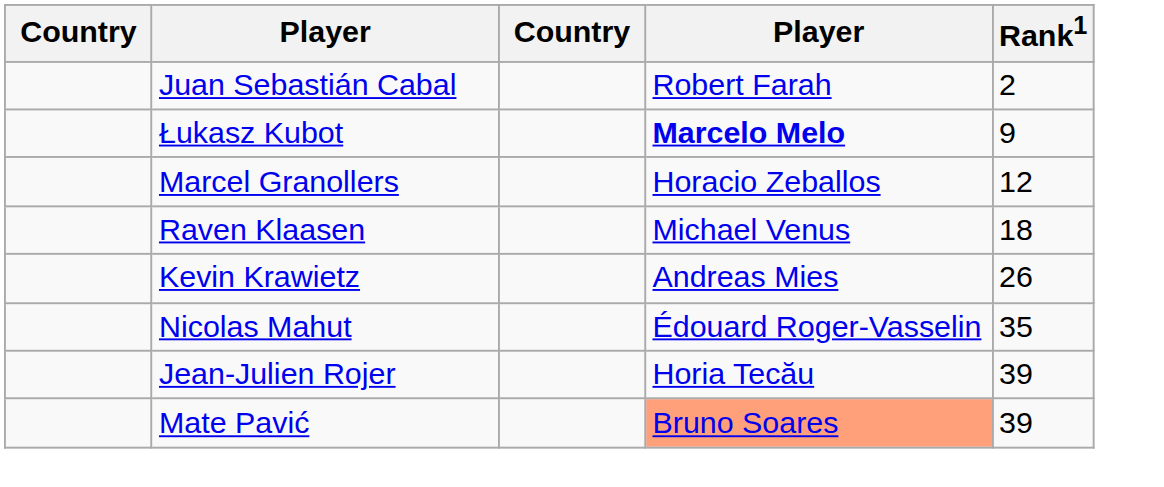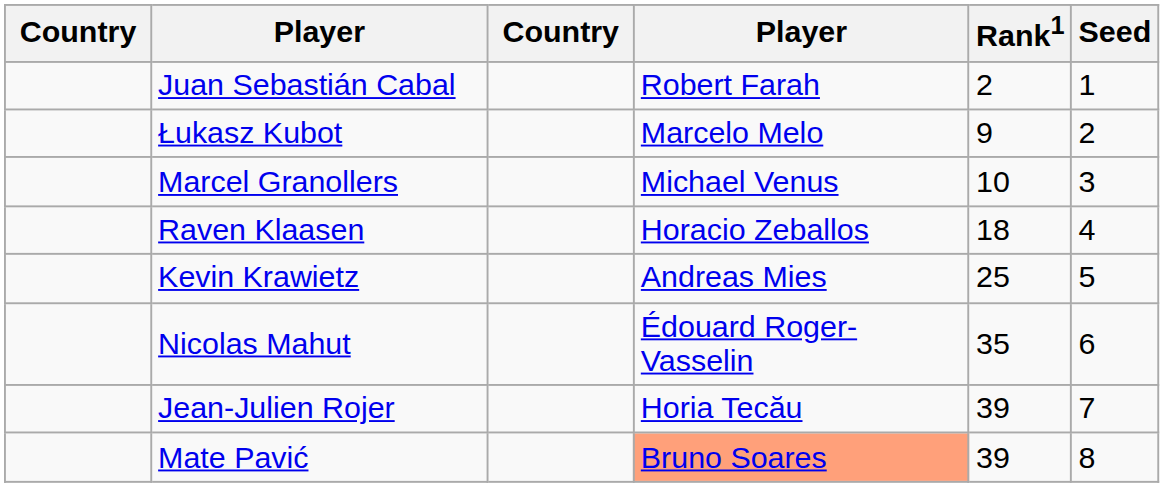+ column: (1115, 32)
(749, 133) bold -> (732, 133) normal
(767, 181) Horacio Zeballos -> (740, 181) Michael Venus
(1016, 181) 12 -> (993, 181) 10
(751, 229) Michael Venus -> (755, 229) Horacio Zeballos
(1016, 277) 26 -> (993, 277) 25
